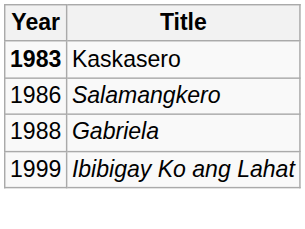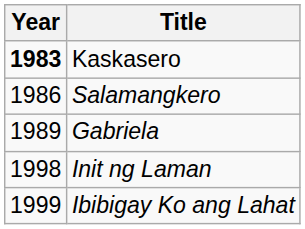(36, 132) 1988 -> (36, 132) 1989
+ row: (142, 168)
